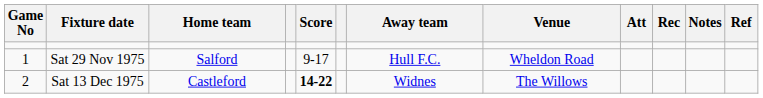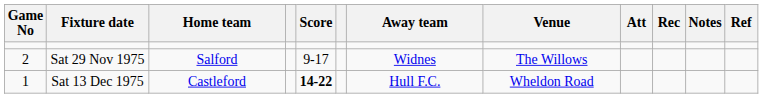(25, 59) 1 -> (25, 59) 2
(415, 59) Hull F.C. -> (415, 59) Widnes
(552, 59) Wheldon Road -> (552, 59) The Willows
(25, 81) 2 -> (25, 81) 1
(415, 81) Widnes -> (415, 81) Hull F.C.
(552, 81) The Willows -> (552, 81) Wheldon Road
